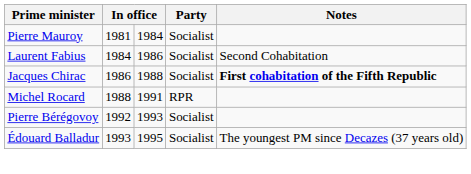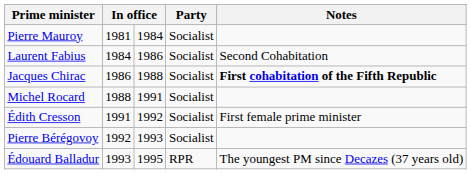(181, 96) RPR -> (191, 96) Socialist
+ row: (44, 117)
(191, 138) Socialist -> (181, 158) RPR
